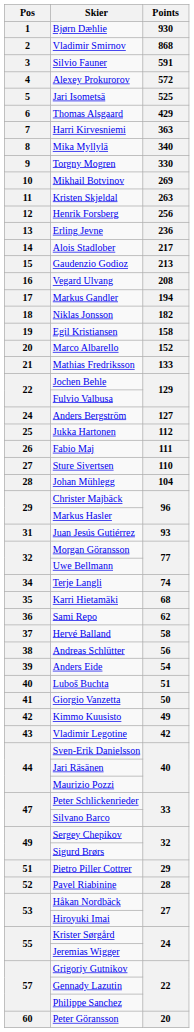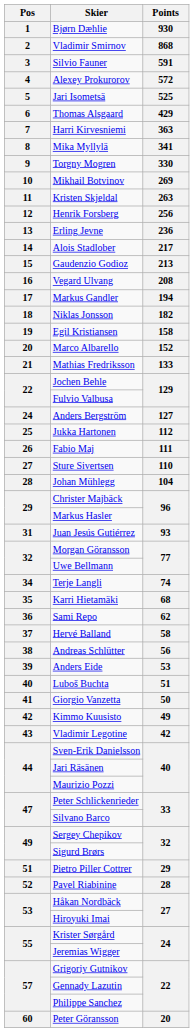(166, 147) 340 -> (166, 147) 341
(166, 667) 54 -> (166, 667) 53
